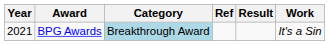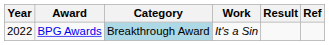columns swapped: (300, 13) <-> (224, 13)
(20, 31) 2021 -> (20, 31) 2022
